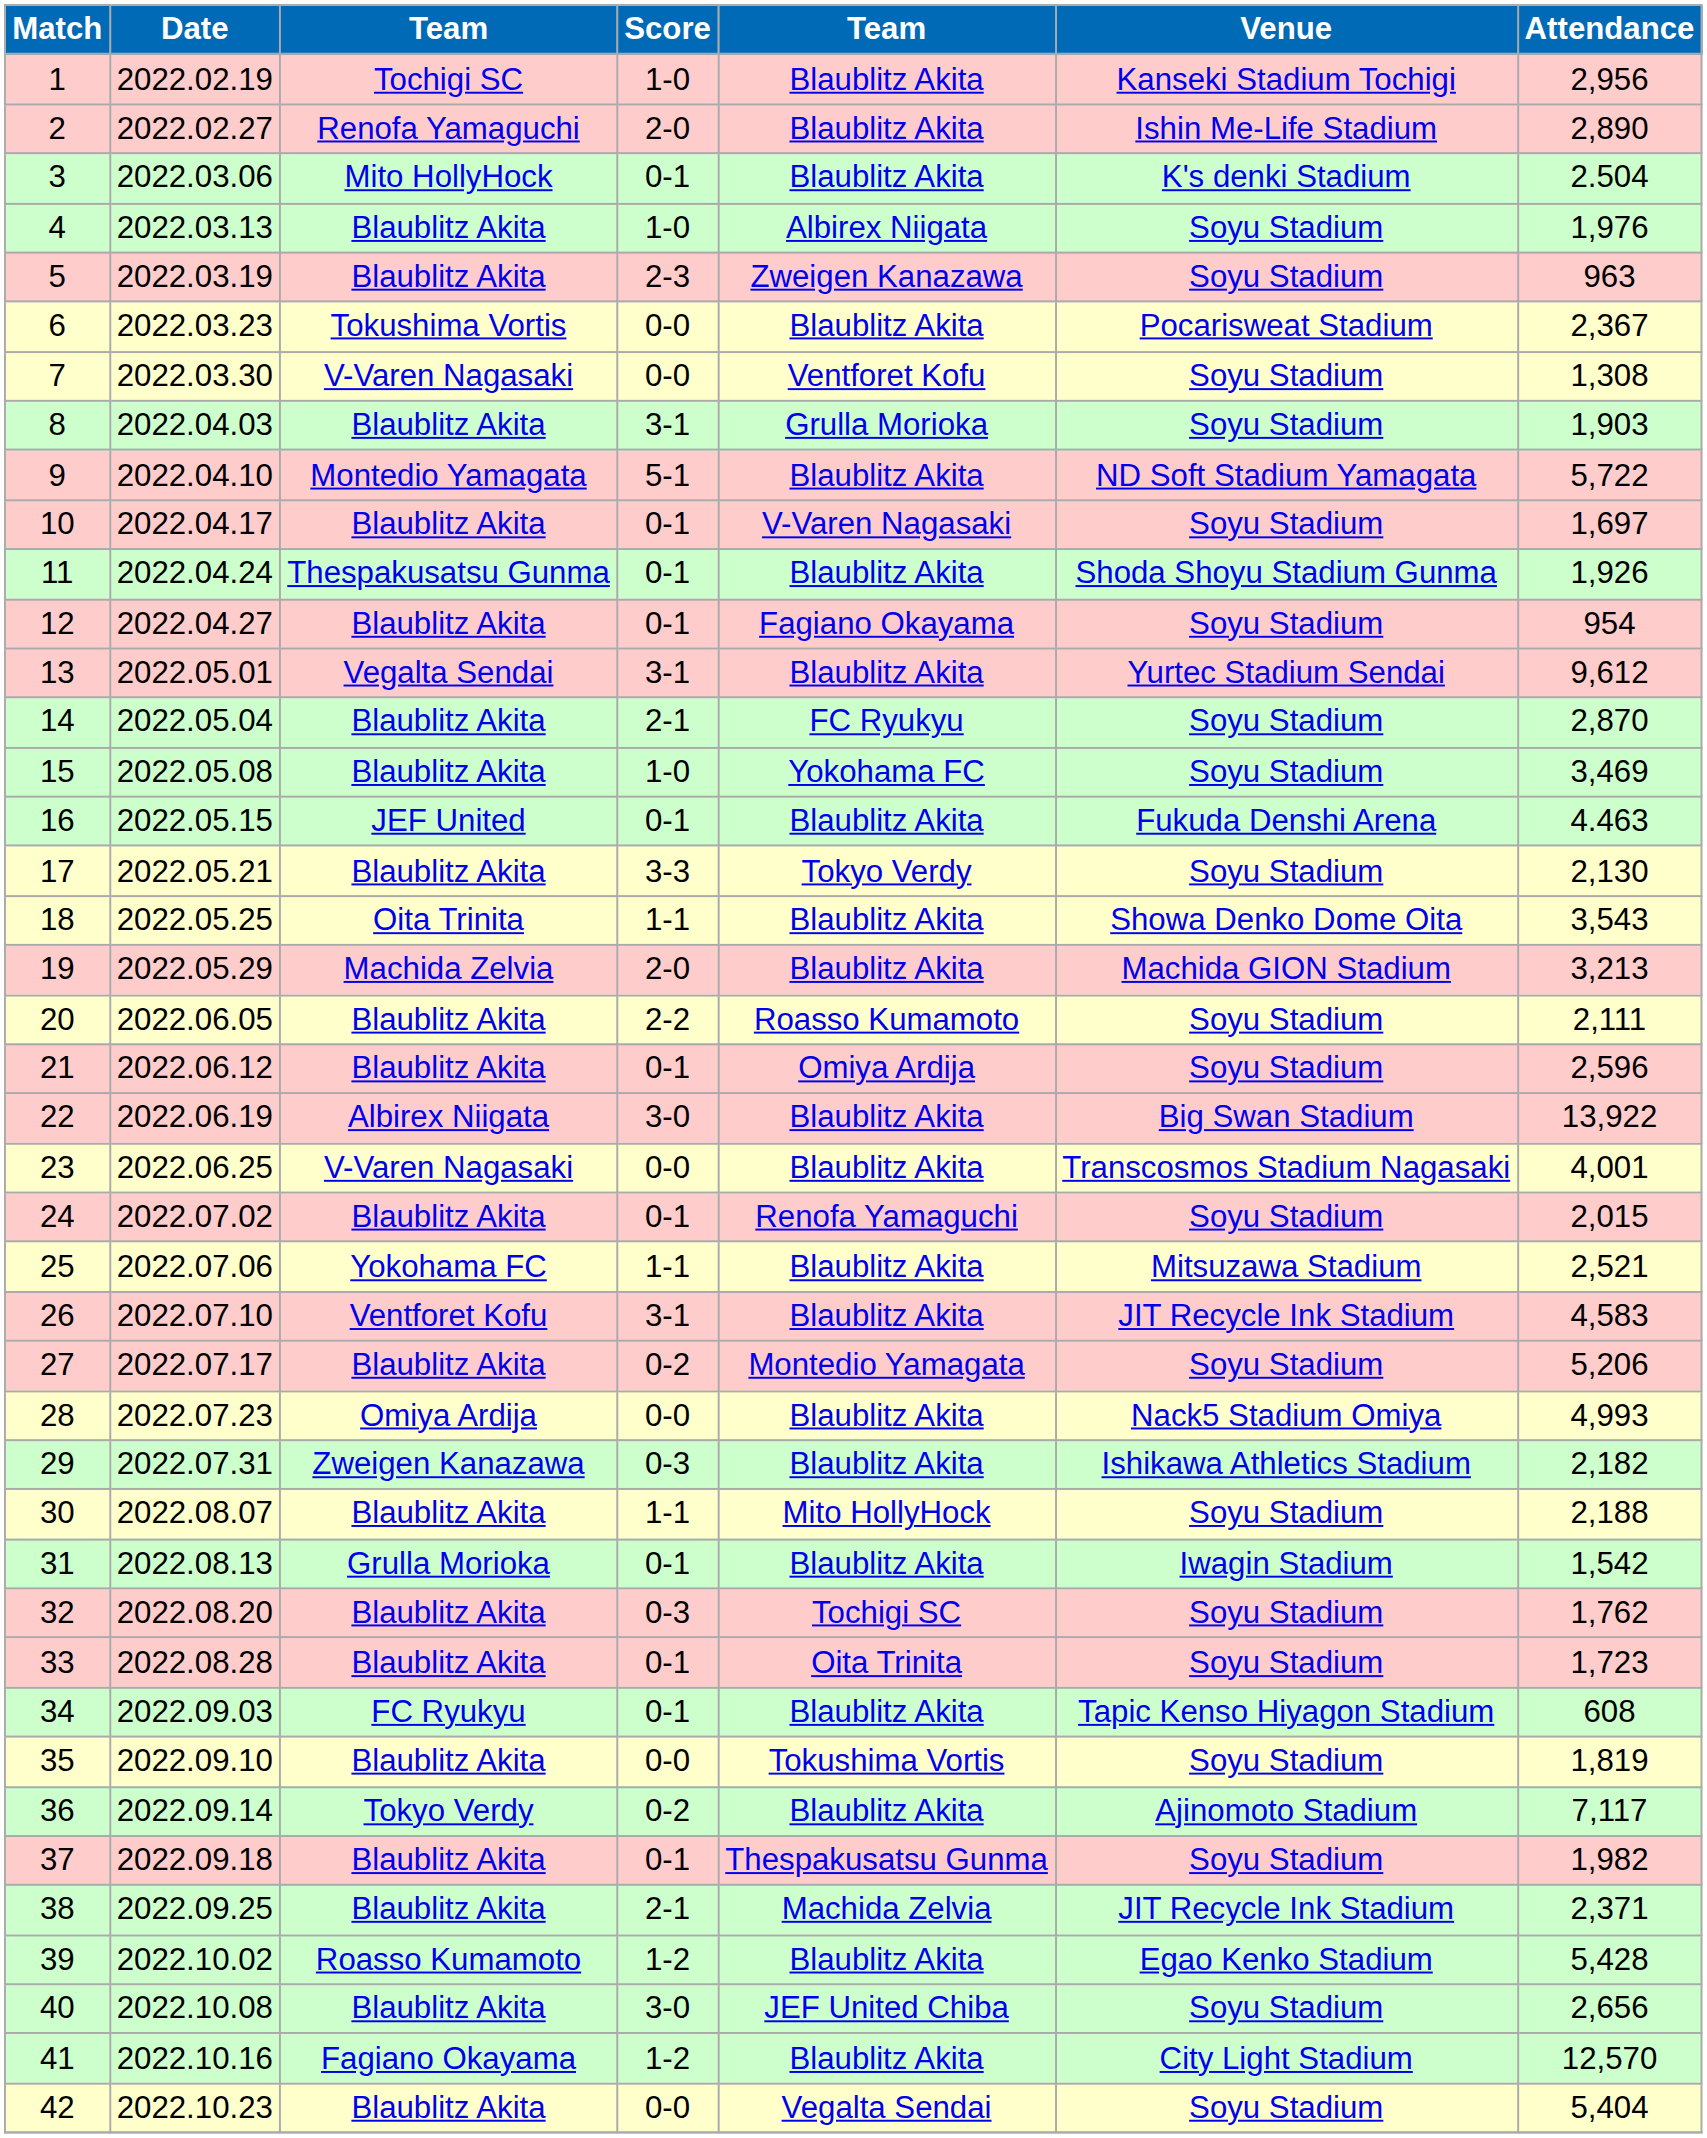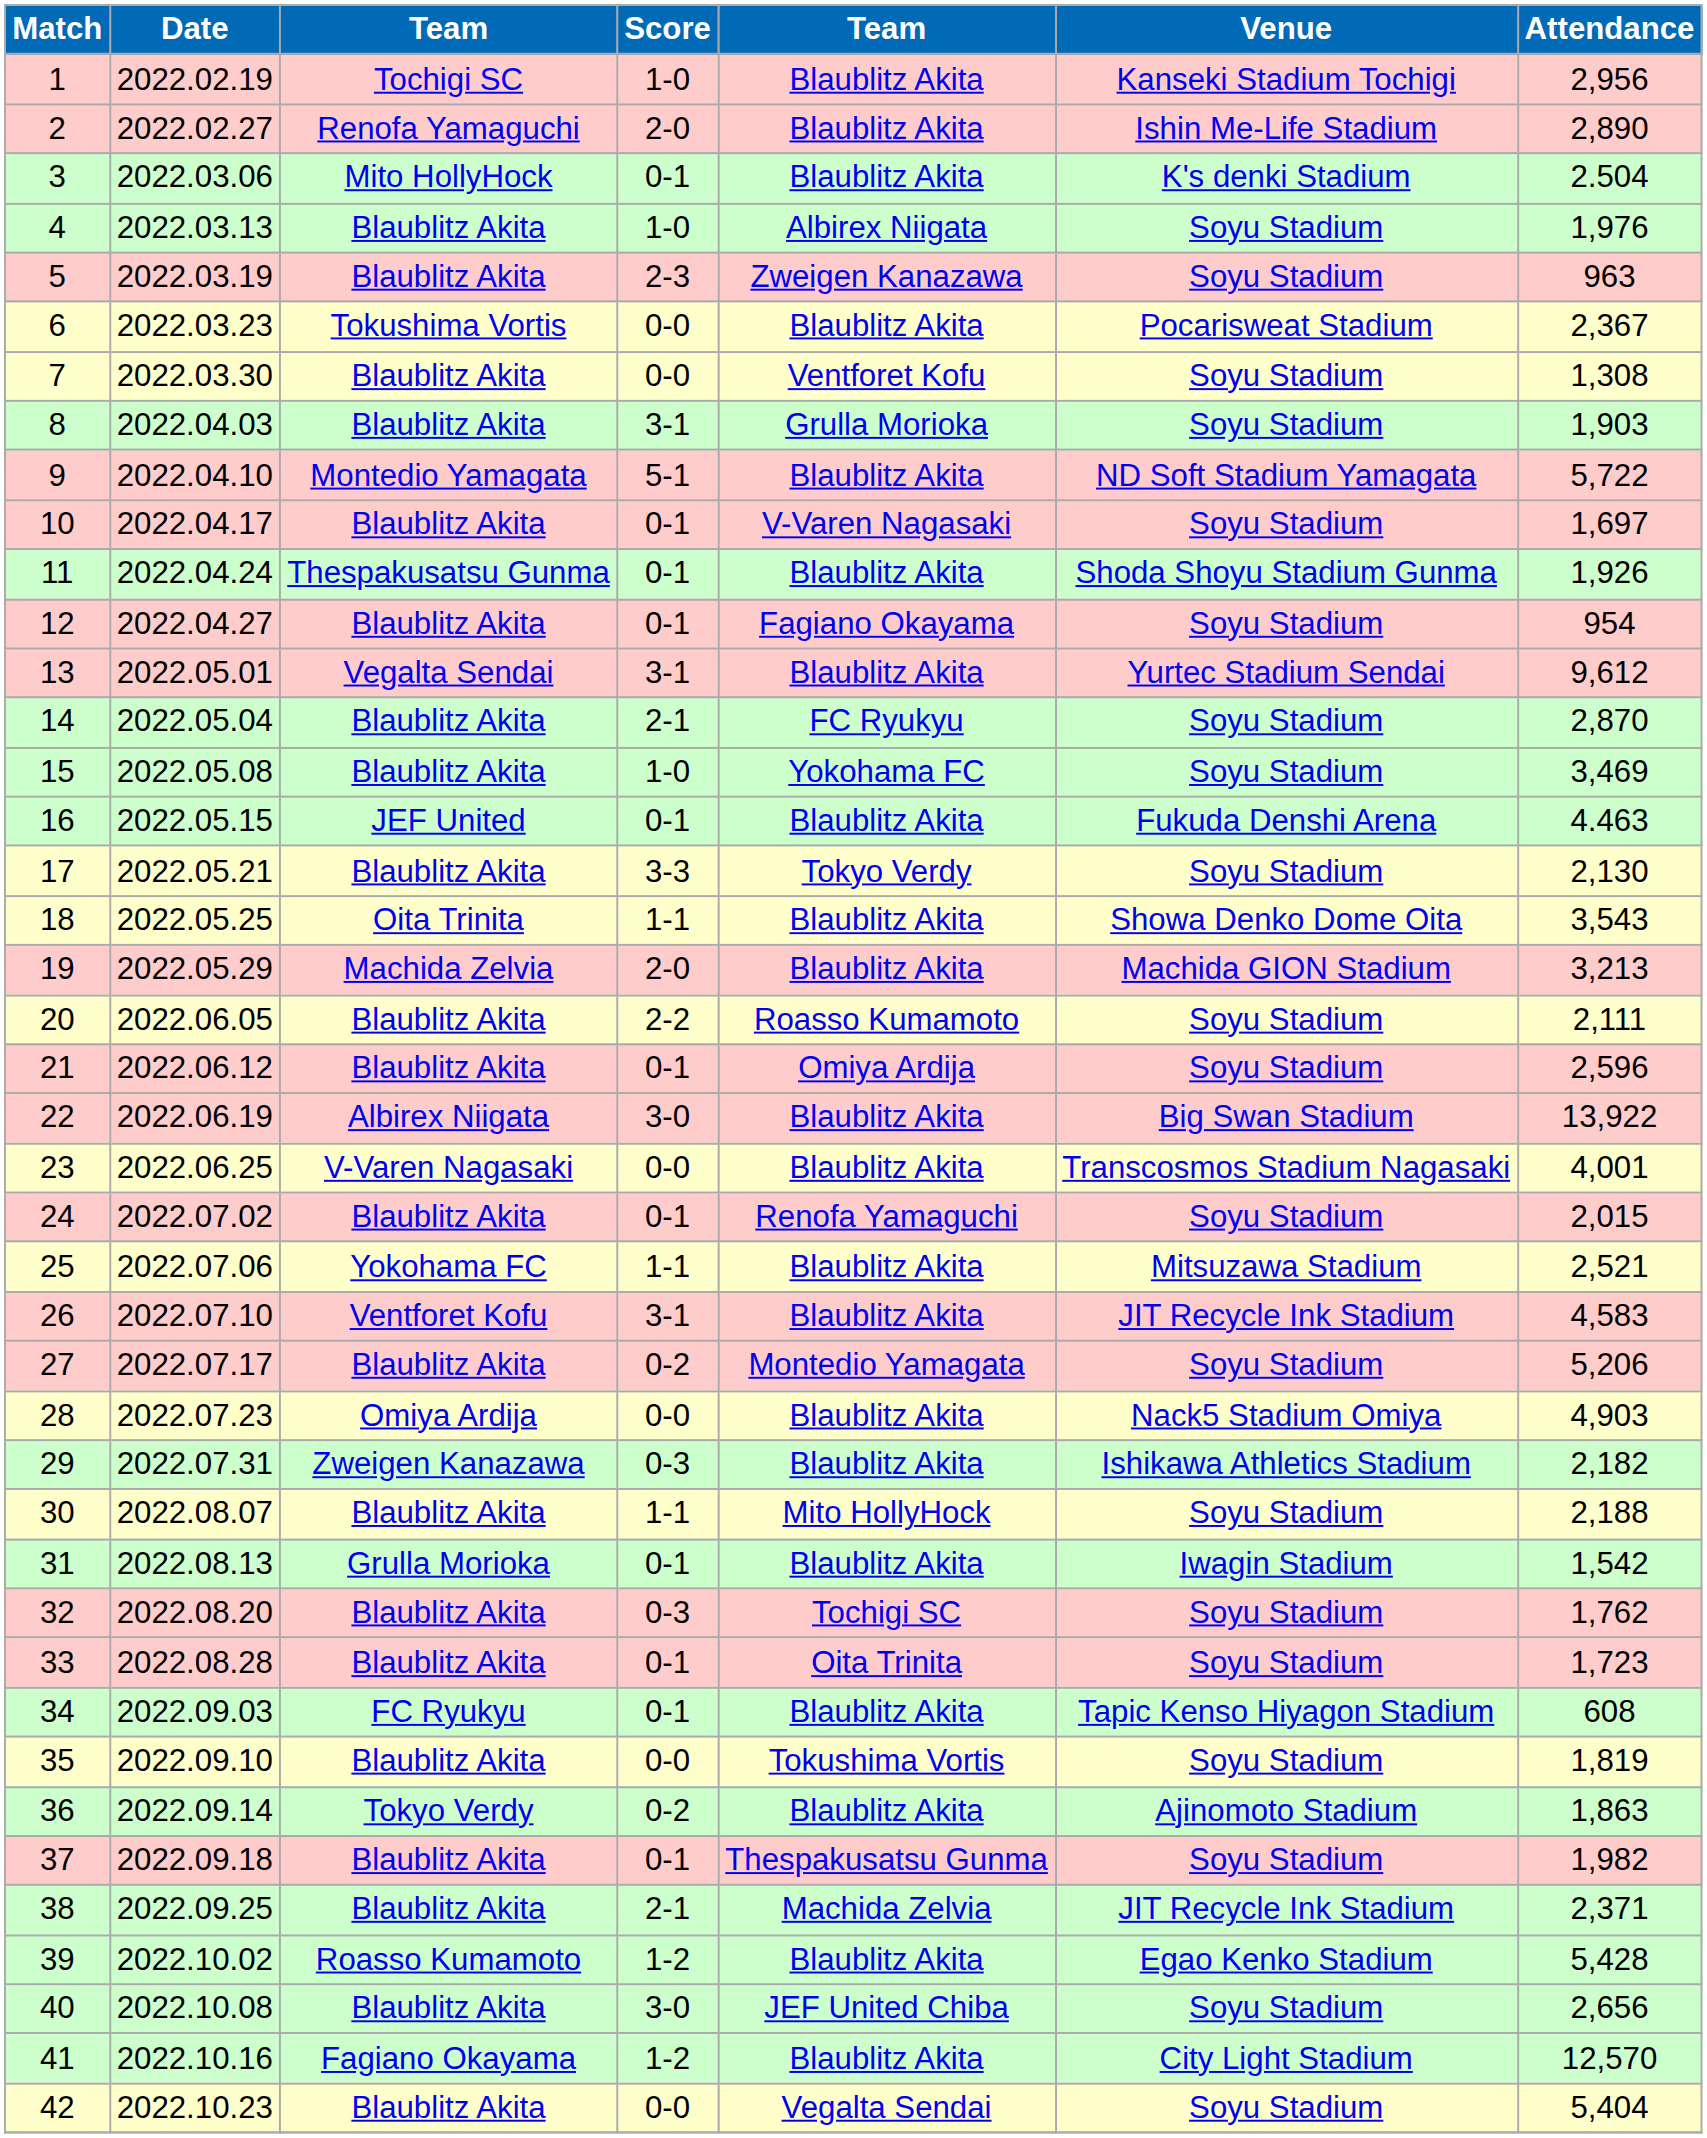(449, 375) V-Varen Nagasaki -> (449, 375) Blaublitz Akita
(1610, 1414) 4,993 -> (1610, 1414) 4,903
(1610, 1810) 7,117 -> (1610, 1810) 1,863
